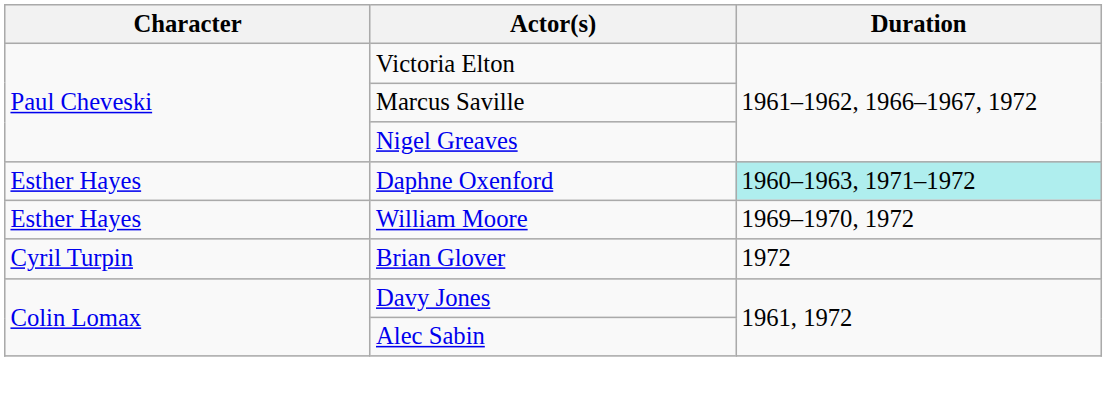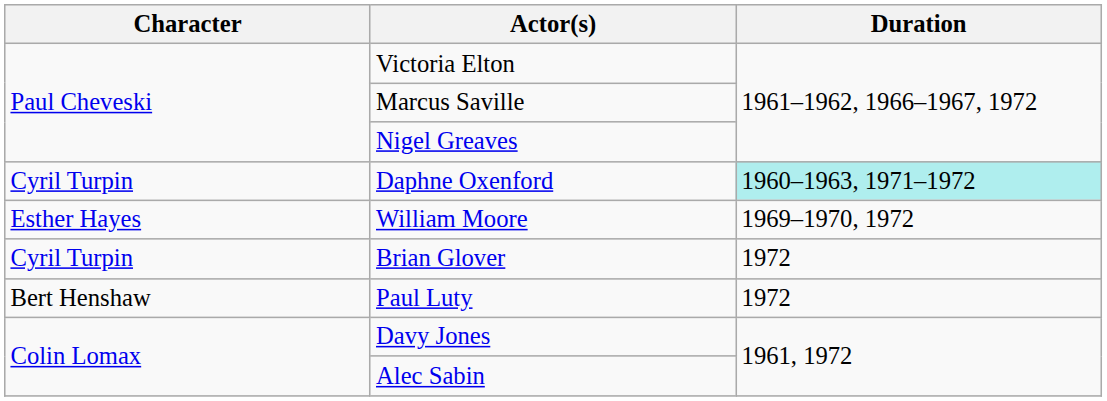(76, 180) Esther Hayes -> (72, 180) Cyril Turpin
+ row: (424, 297)
